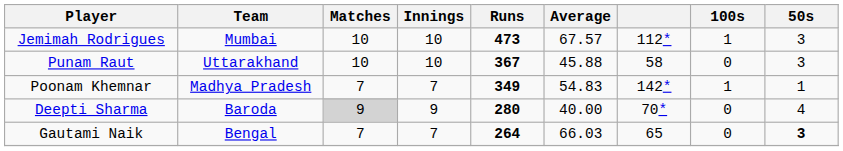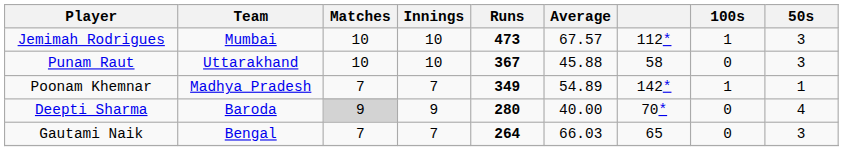(581, 87) 54.83 -> (581, 87) 54.89
(801, 134) bold -> (801, 134) normal
